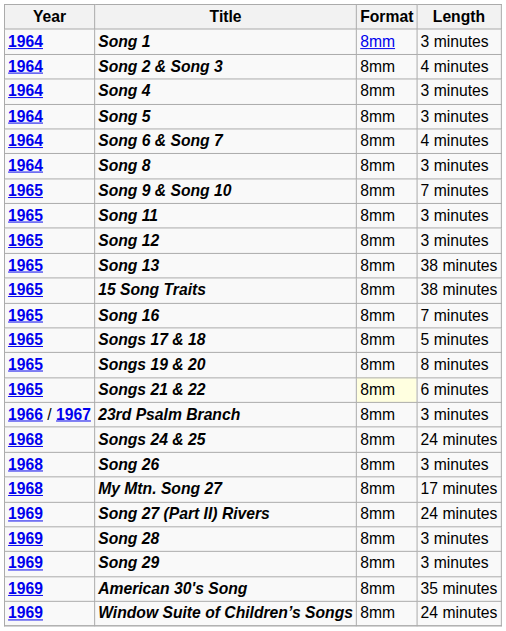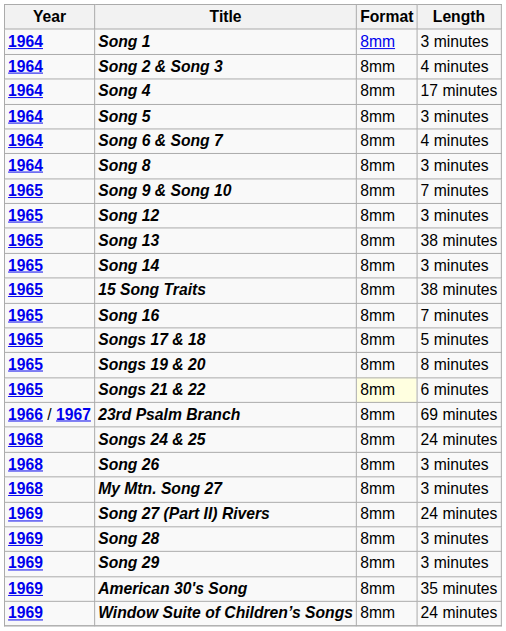(455, 91) 3 minutes -> (459, 91) 17 minutes
- row: (128, 215)
+ row: (129, 265)
(455, 414) 3 minutes -> (459, 414) 69 minutes
(459, 489) 17 minutes -> (455, 489) 3 minutes
